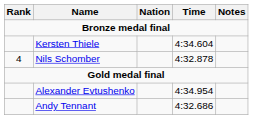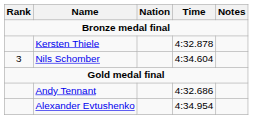(194, 43) 4:34.604 -> (194, 43) 4:32.878
(19, 59) 4 -> (19, 59) 3
(194, 59) 4:32.878 -> (194, 59) 4:34.604
rows swapped: (66, 106) <-> (85, 91)
